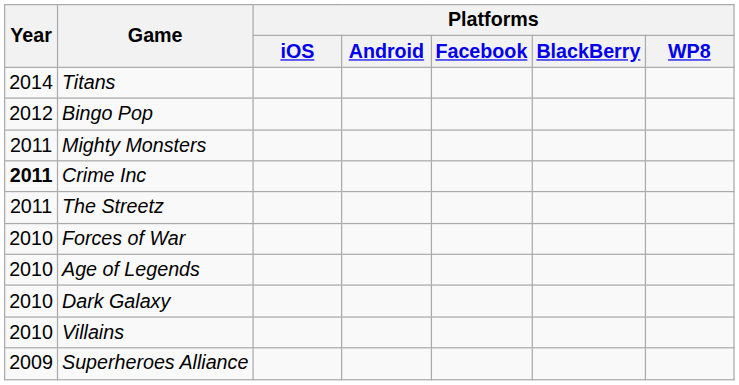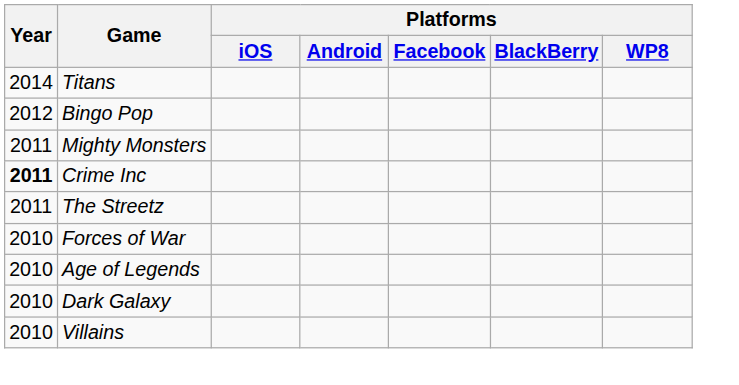- row: (155, 363)
